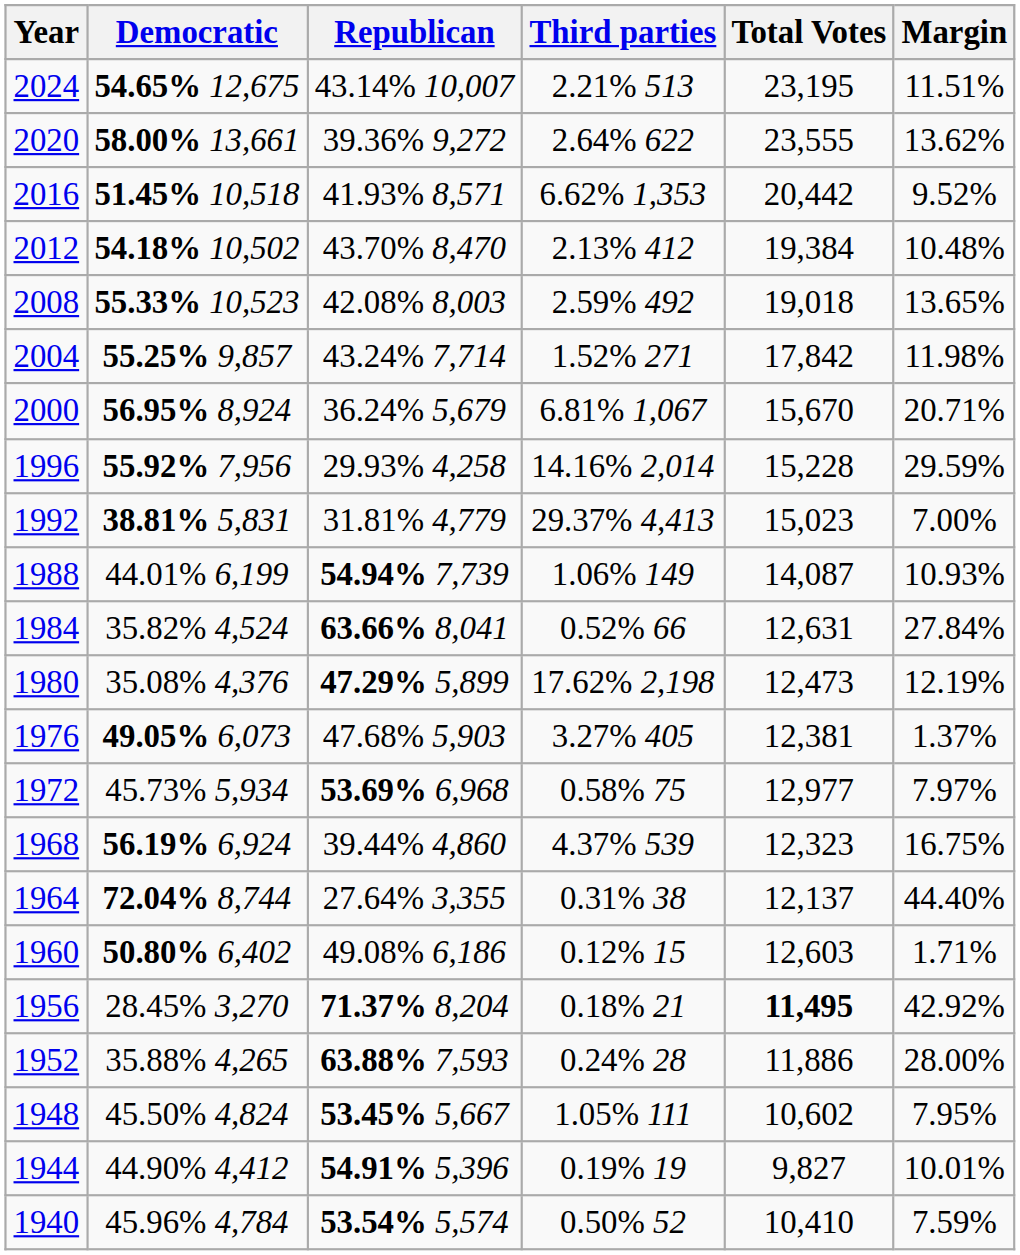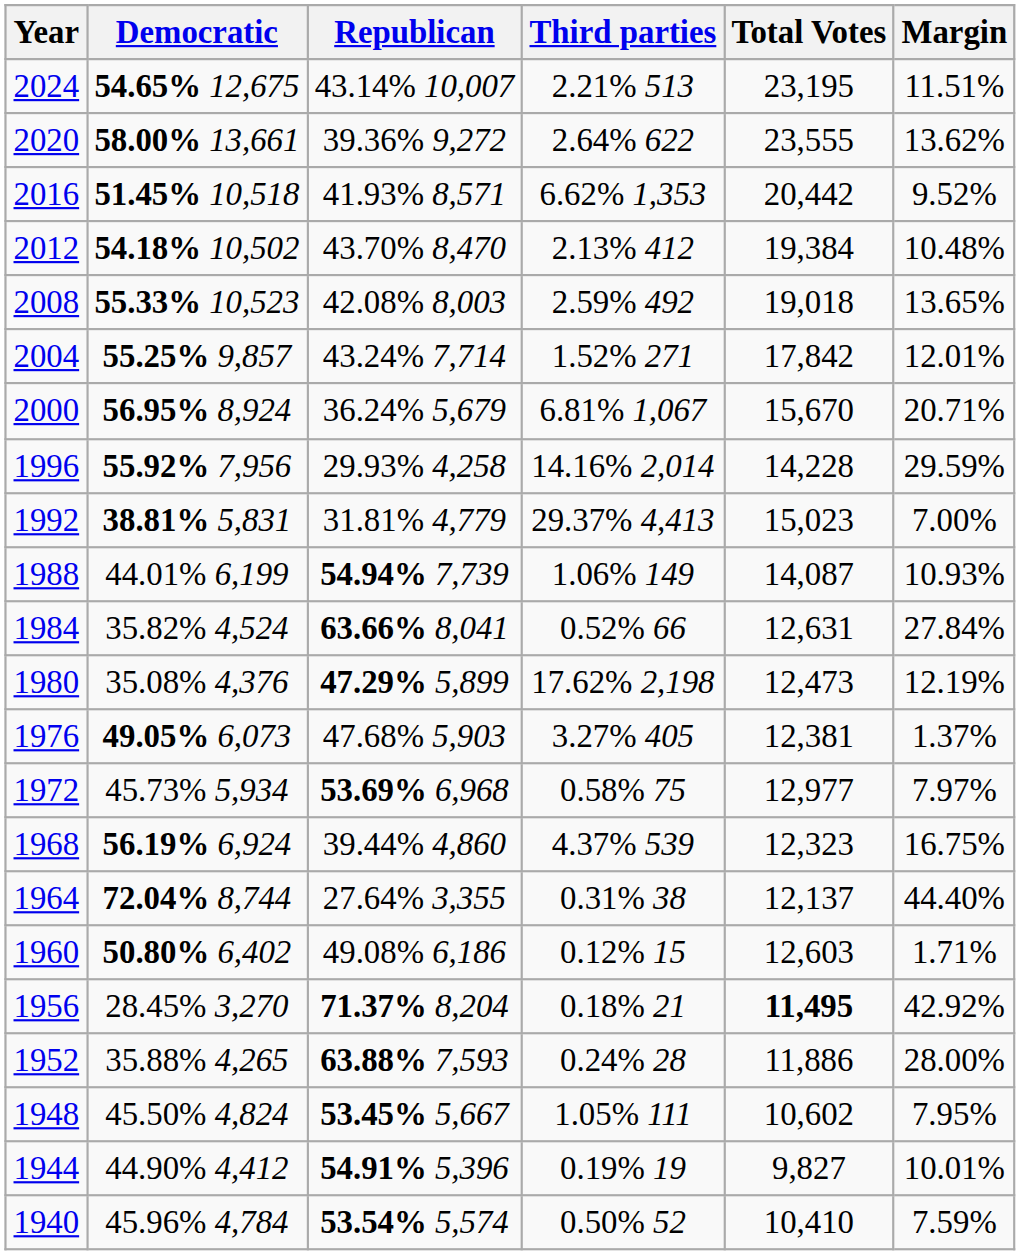(954, 356) 11.98% -> (954, 356) 12.01%
(809, 464) 15,228 -> (809, 464) 14,228
